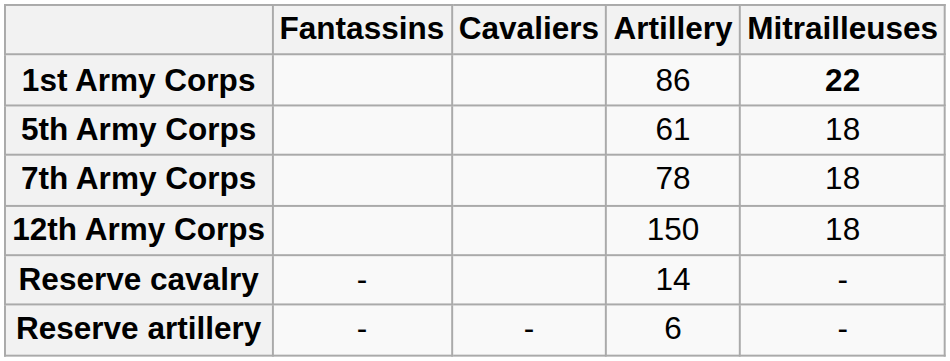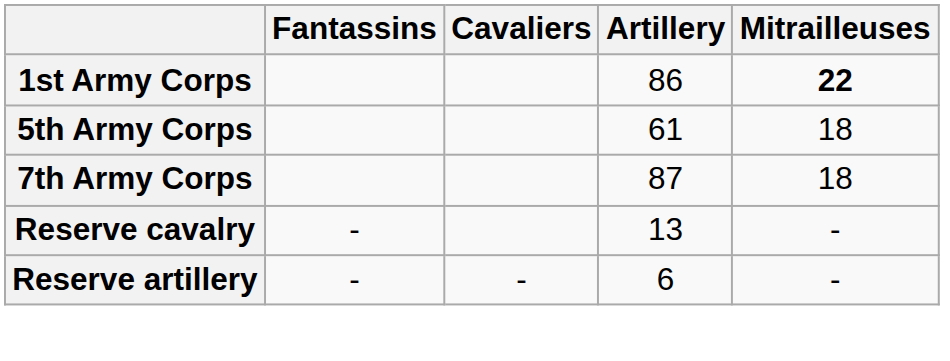(673, 179) 78 -> (666, 179) 87
- row: (139, 229)
(673, 279) 14 -> (666, 229) 13
